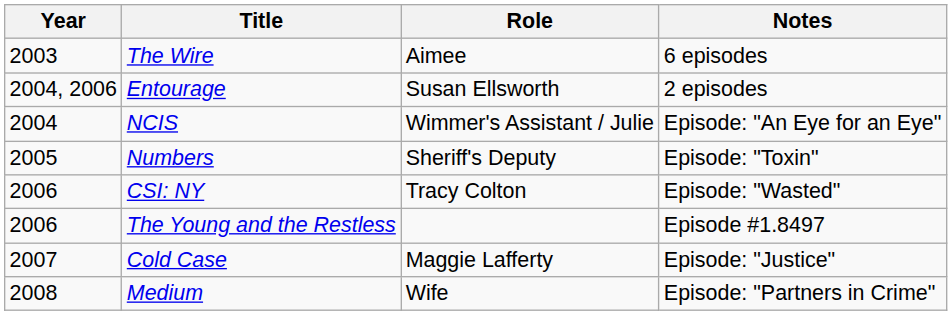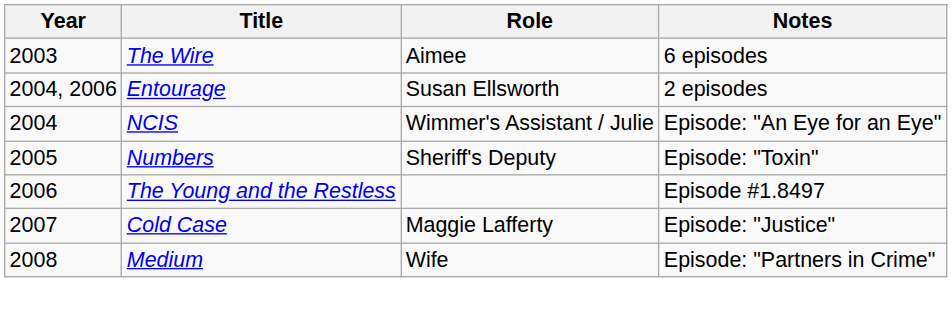- row: (166, 191)
